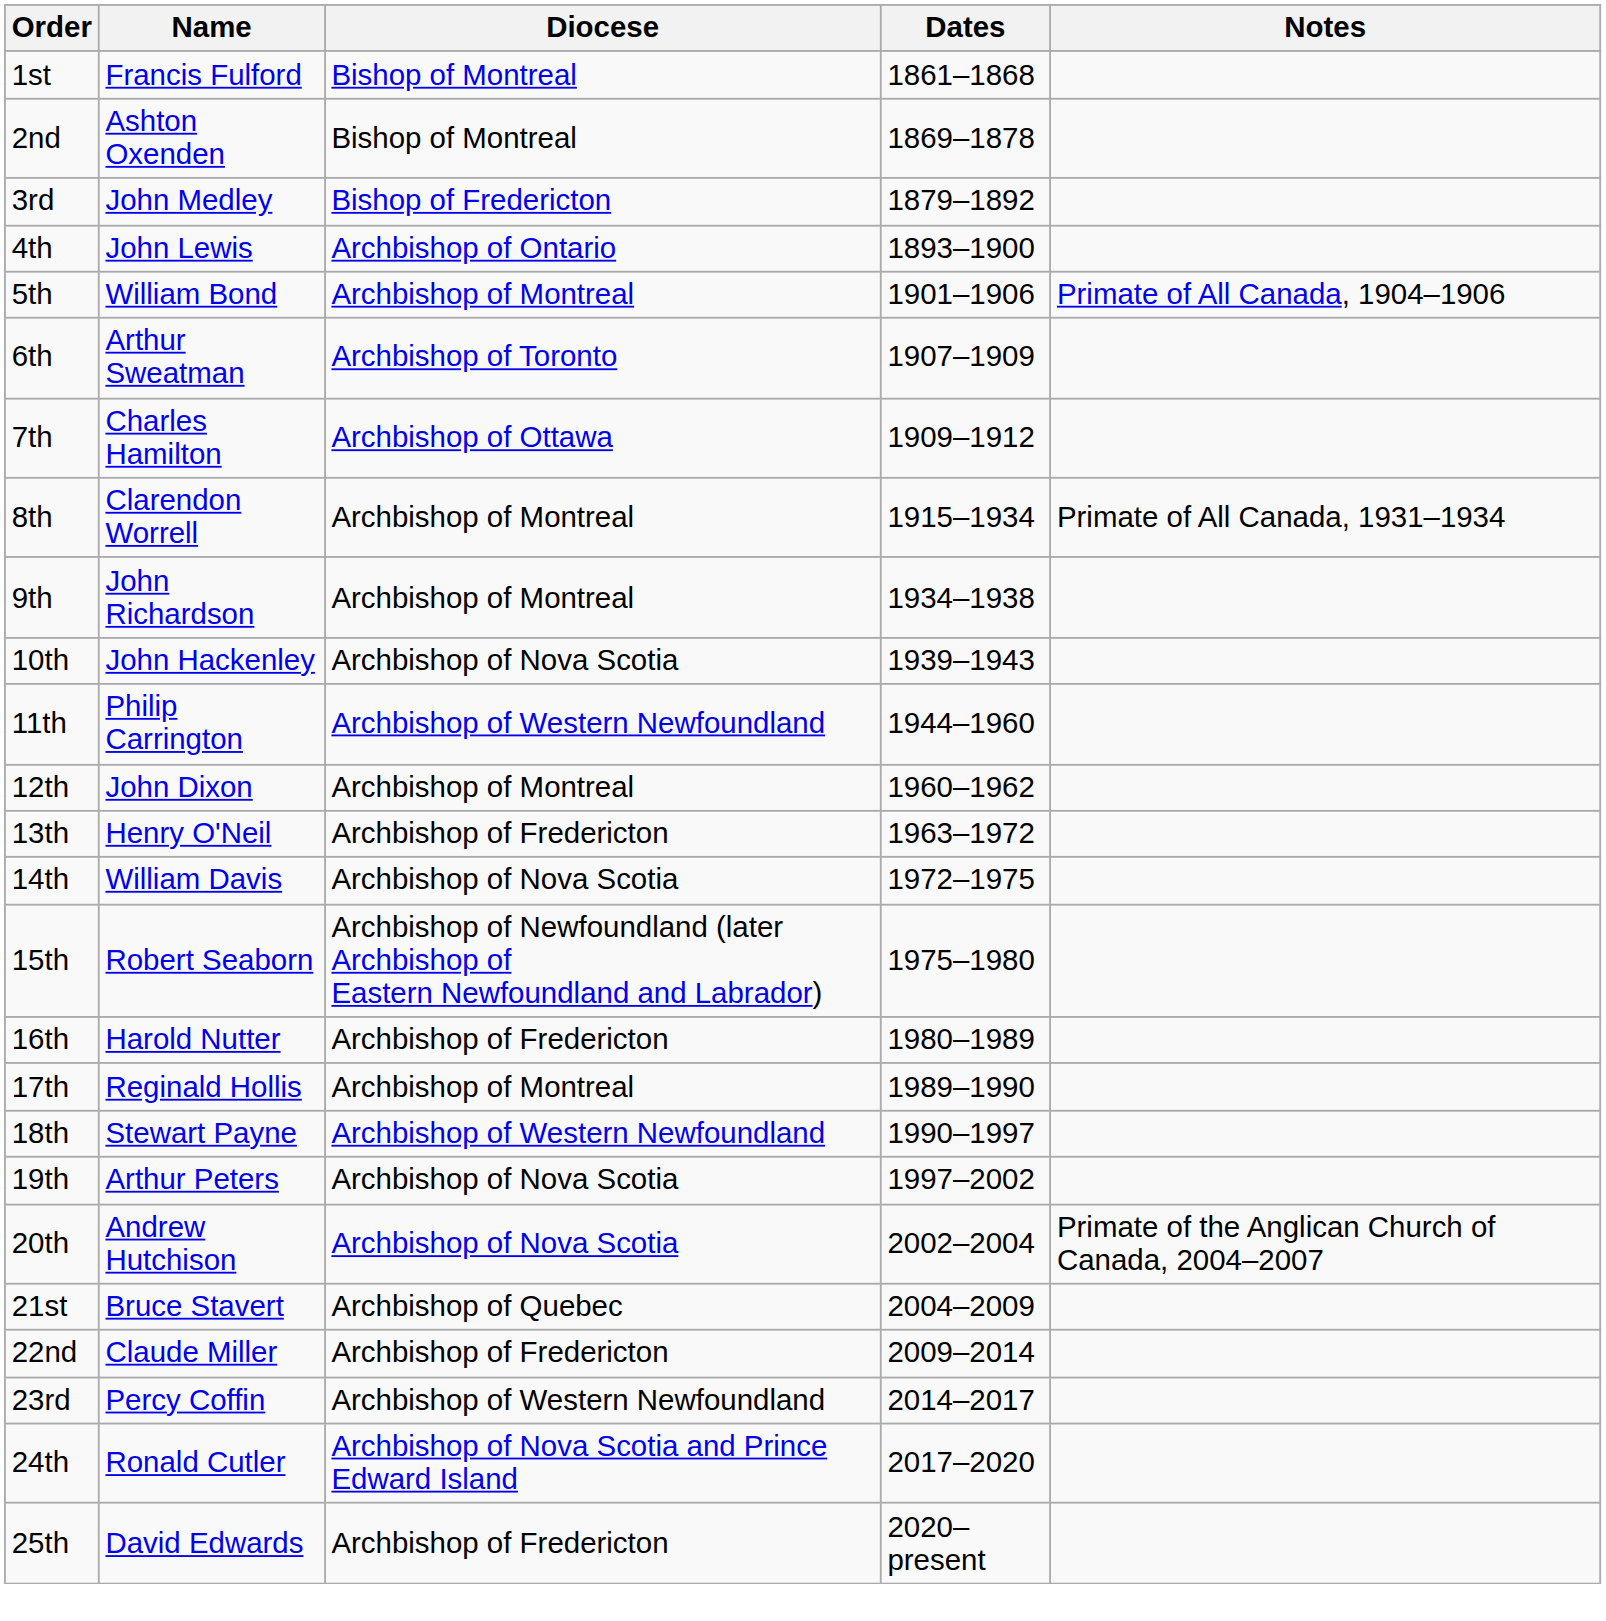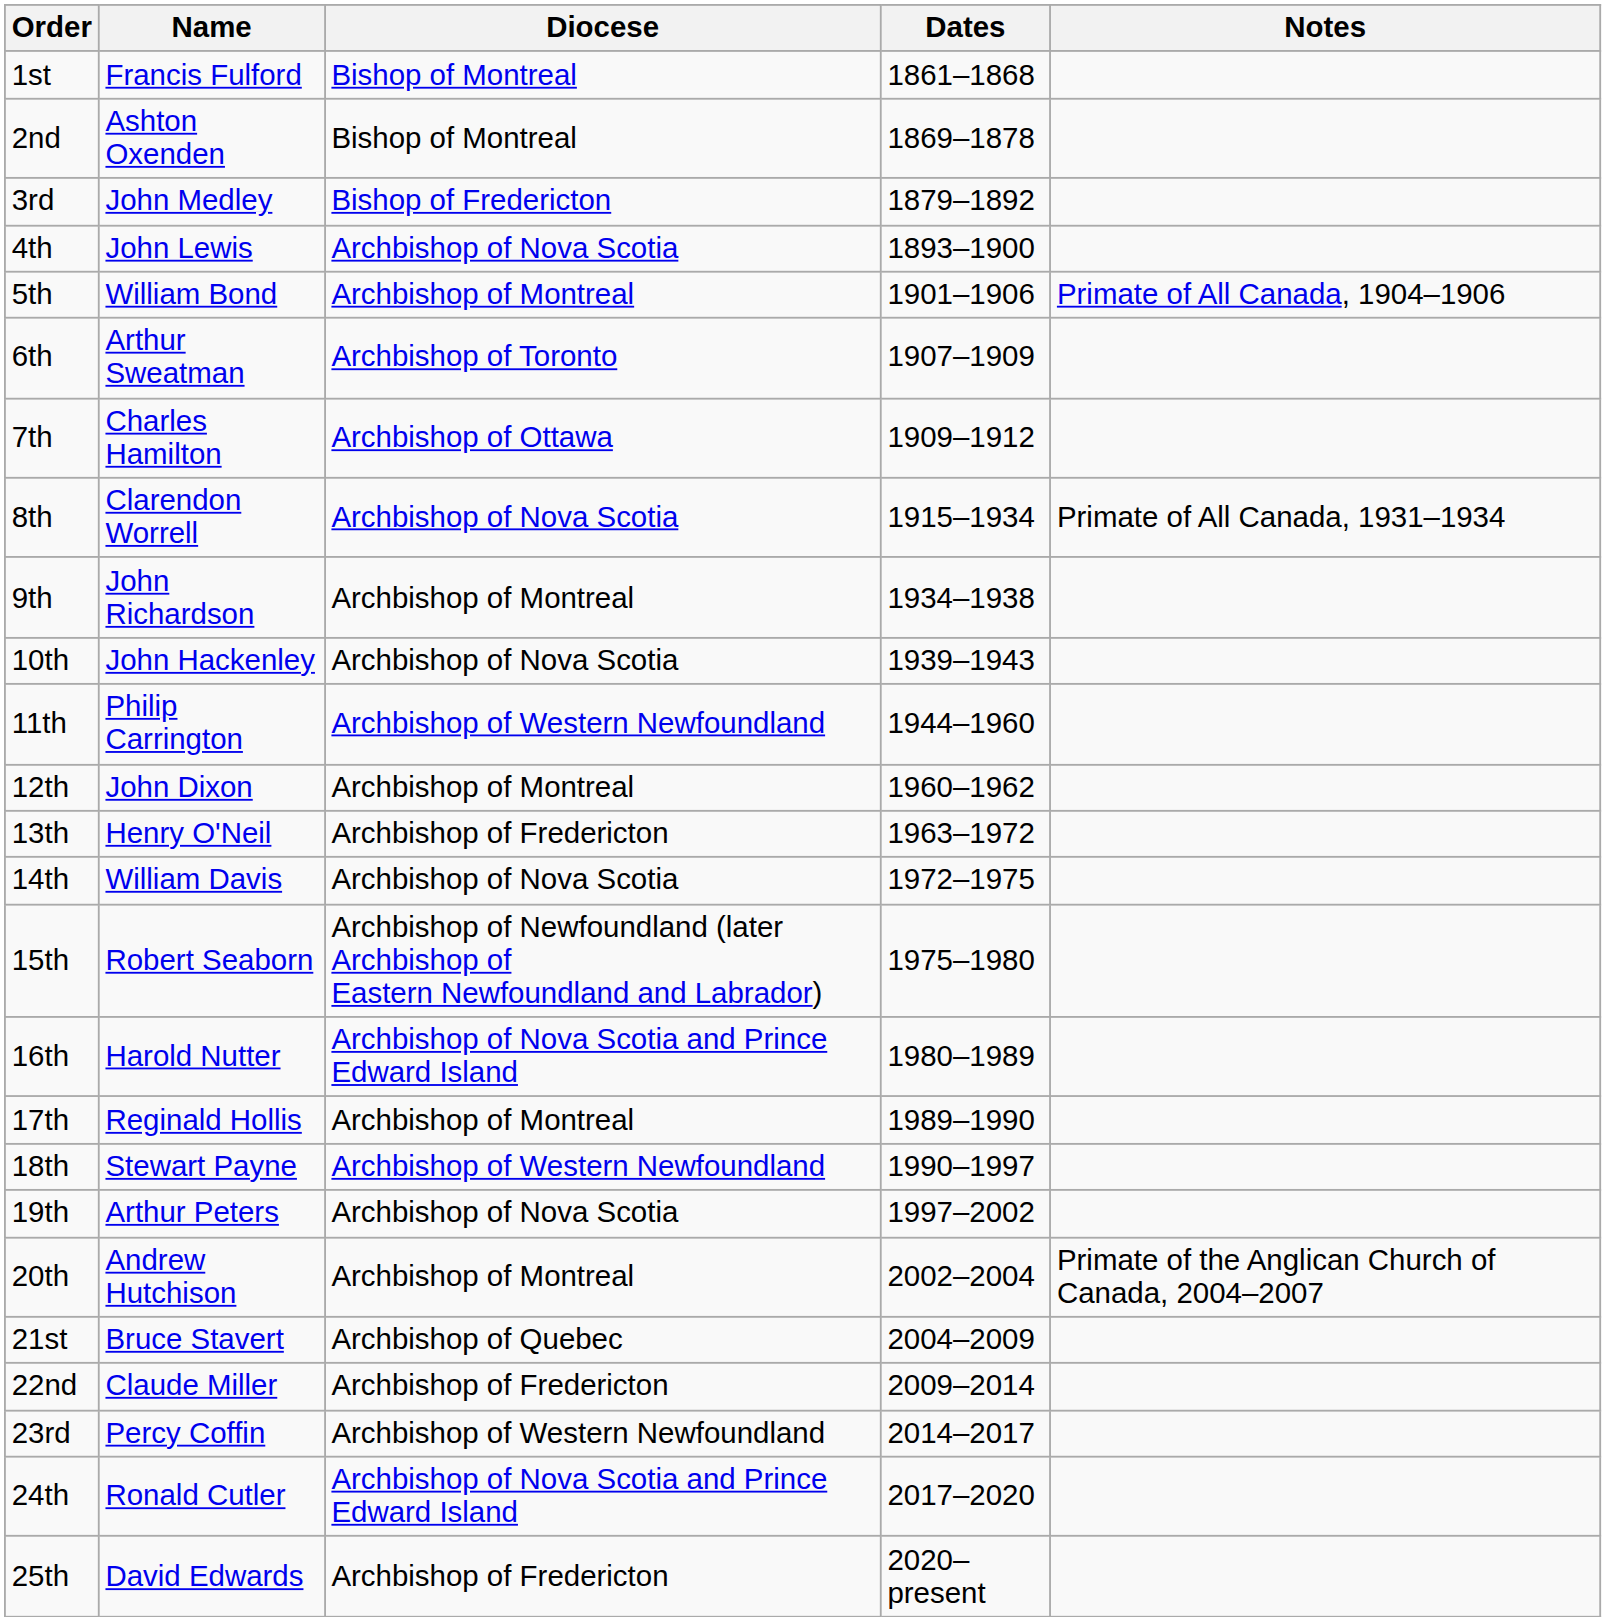(474, 247) Archbishop of Ontario -> (505, 247) Archbishop of Nova Scotia
(483, 517) Archbishop of Montreal -> (505, 517) Archbishop of Nova Scotia
(500, 1039) Archbishop of Fredericton -> (579, 1056) Archbishop of Nova Scotia and Prince Edward Island
(505, 1243) Archbishop of Nova Scotia -> (483, 1276) Archbishop of Montreal
